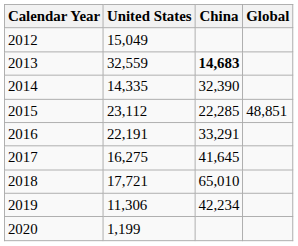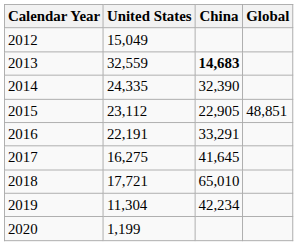(127, 87) 14,335 -> (127, 87) 24,335
(219, 110) 22,285 -> (219, 110) 22,905
(127, 205) 11,306 -> (127, 205) 11,304
